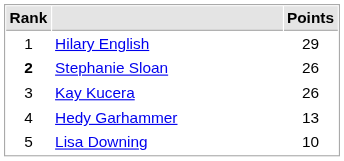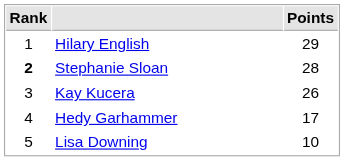(310, 68) 26 -> (310, 68) 28
(310, 118) 13 -> (310, 118) 17
